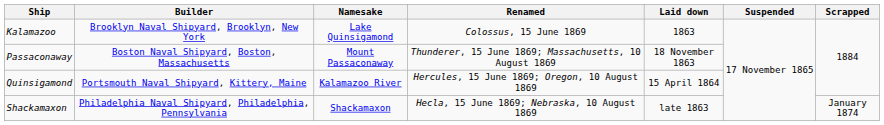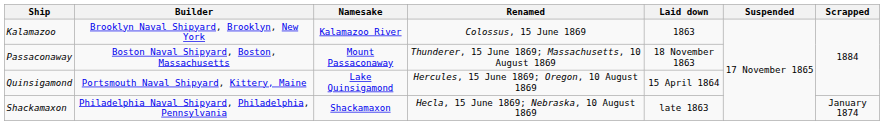(360, 32) Lake Quinsigamond -> (360, 32) Kalamazoo River
(360, 83) Kalamazoo River -> (360, 83) Lake Quinsigamond
